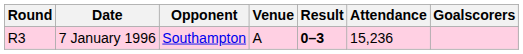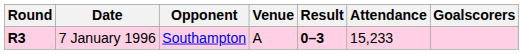(17, 37) normal -> (17, 37) bold
(372, 37) 15,236 -> (372, 37) 15,233
